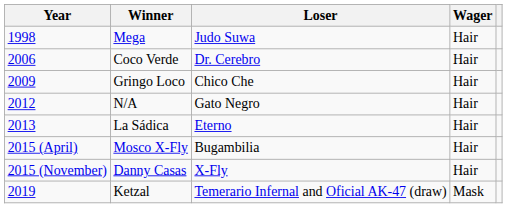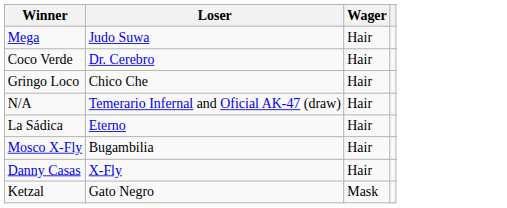- column: (57, 15)
(227, 103) Gato Negro -> (215, 103) Temerario Infernal and Oficial AK-47 (draw)
(321, 192) Temerario Infernal and Oficial AK-47 (draw) -> (121, 192) Gato Negro
